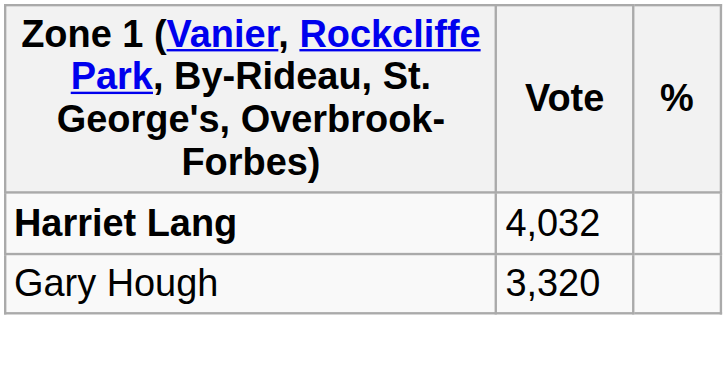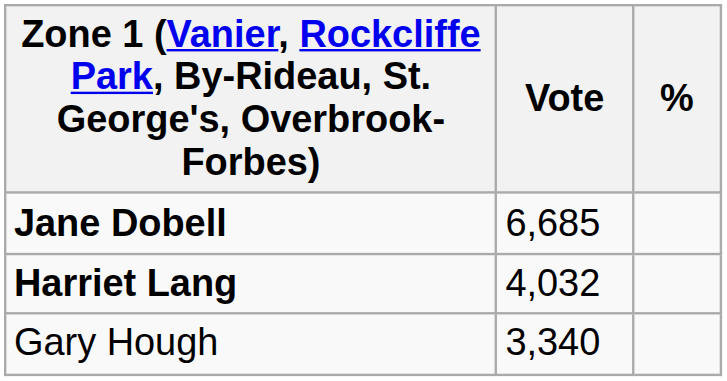+ row: (120, 222)
(553, 282) 3,320 -> (553, 342) 3,340
